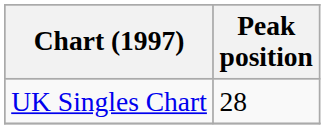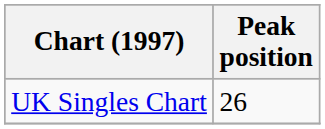(233, 100) 28 -> (233, 100) 26
